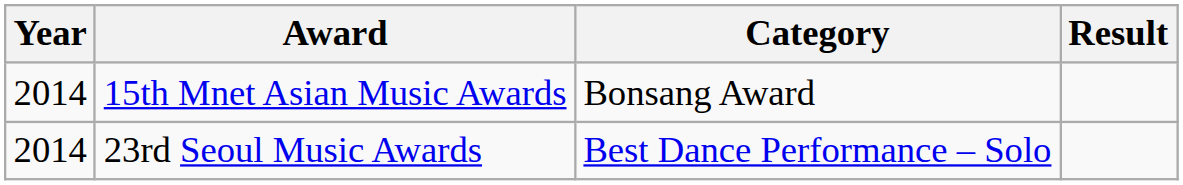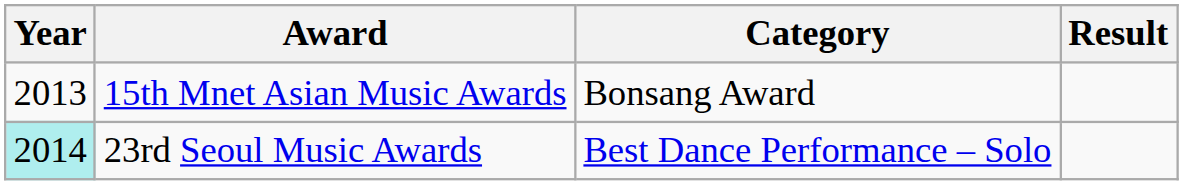(50, 91) 2014 -> (50, 91) 2013
(50, 149) no background -> (50, 149) paleturquoise background
